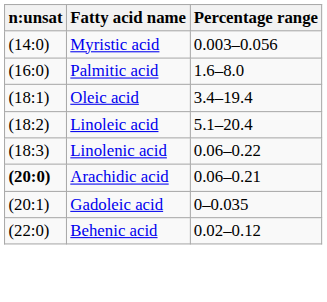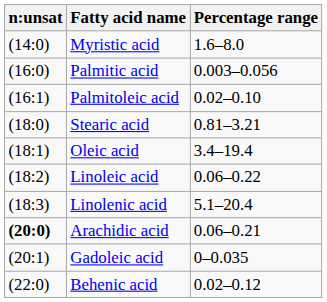(236, 44) 0.003–0.056 -> (219, 44) 1.6–8.0
(219, 71) 1.6–8.0 -> (236, 71) 0.003–0.056
+ row: (125, 97)
+ row: (110, 124)
(223, 124) 5.1–20.4 -> (227, 177) 0.06–0.22
(227, 151) 0.06–0.22 -> (223, 204) 5.1–20.4
